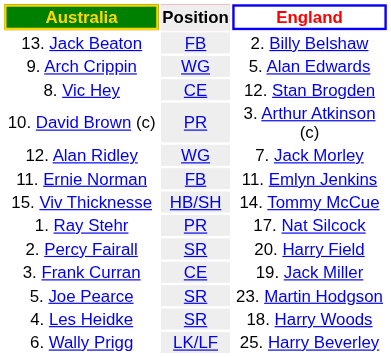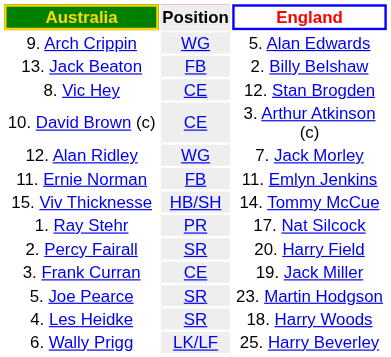rows swapped: (82, 43) <-> (82, 66)
(196, 123) PR -> (196, 123) CE
